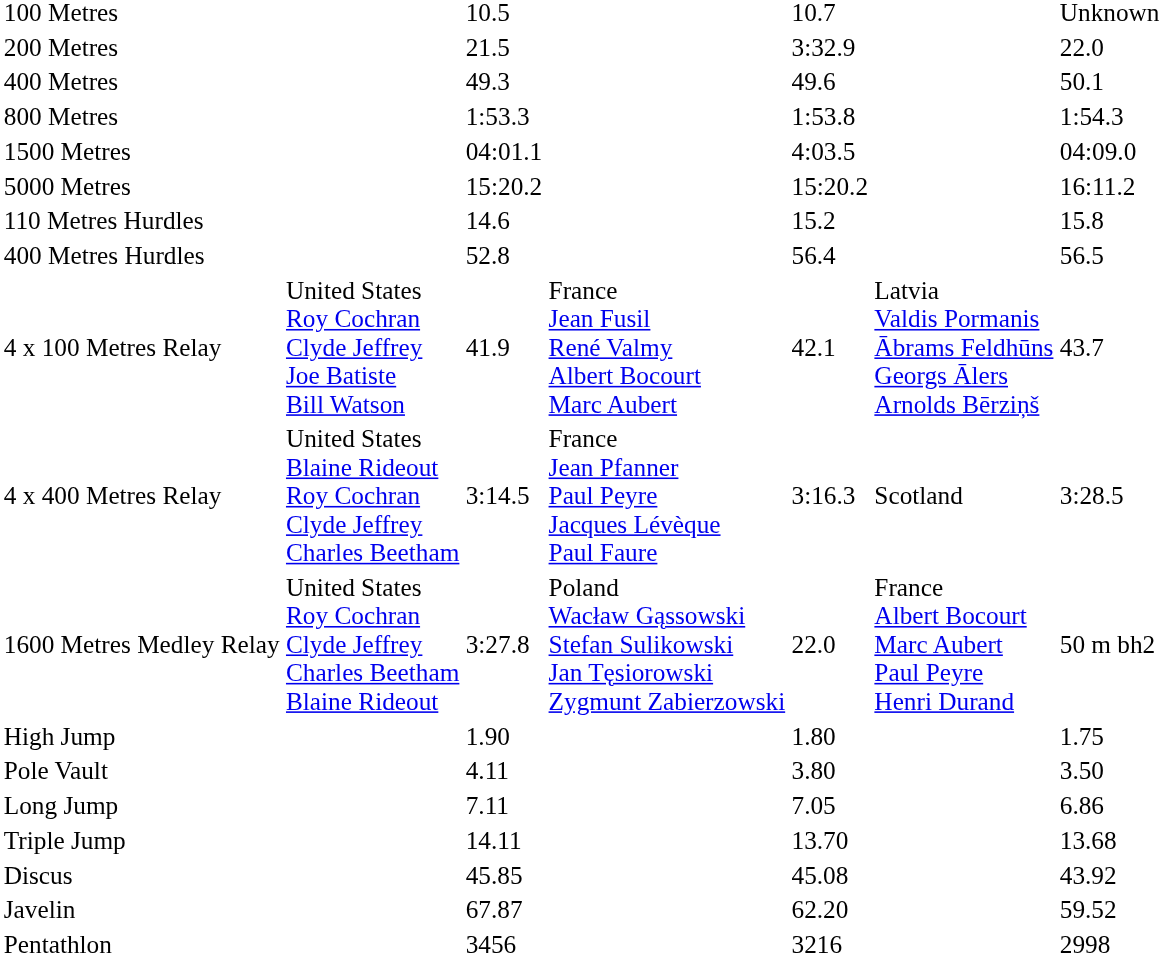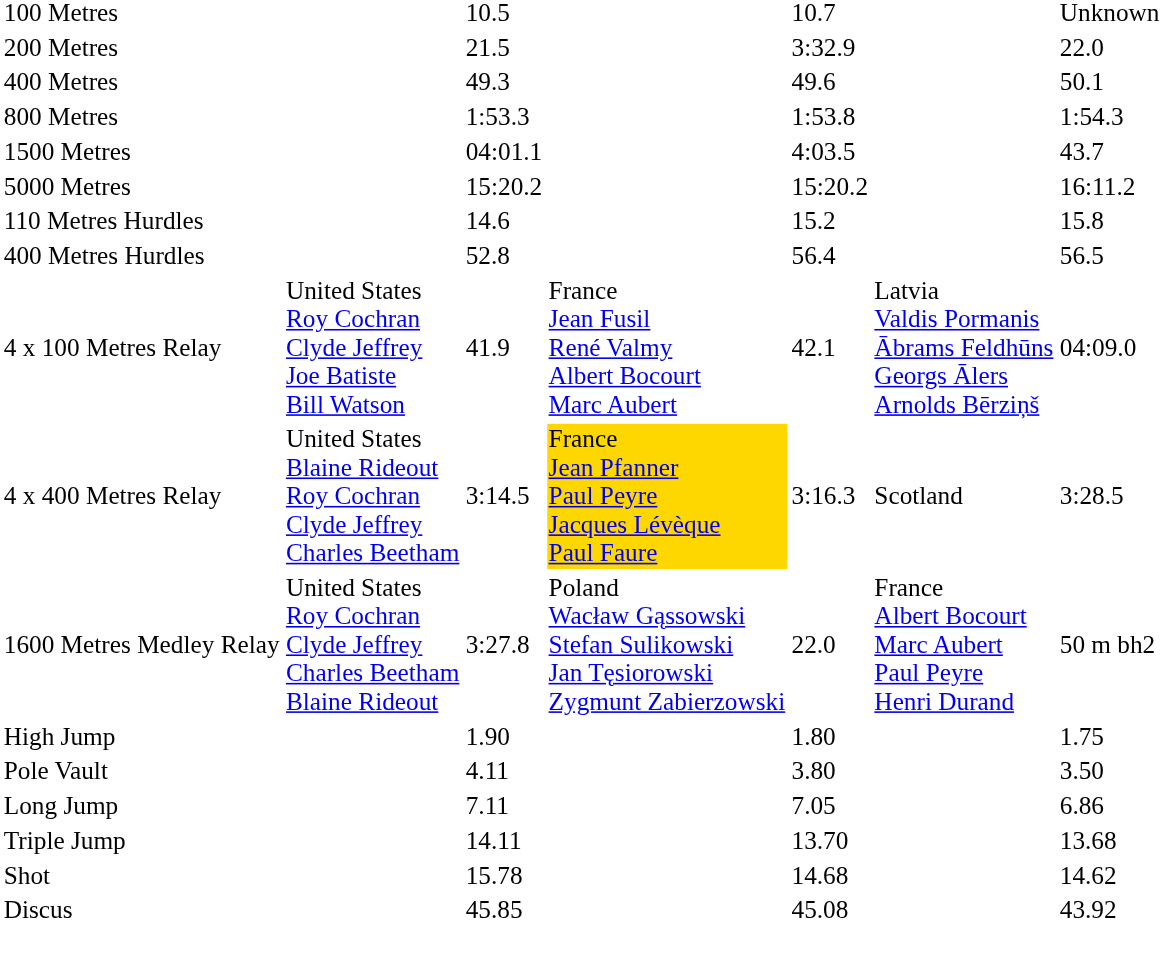(1098, 151) 04:09.0 -> (1082, 151) 43.7
(1082, 347) 43.7 -> (1098, 347) 04:09.0
(635, 496) no background -> (635, 496) gold background
+ row: (27, 875)
- row: (40, 910)
- row: (58, 944)
